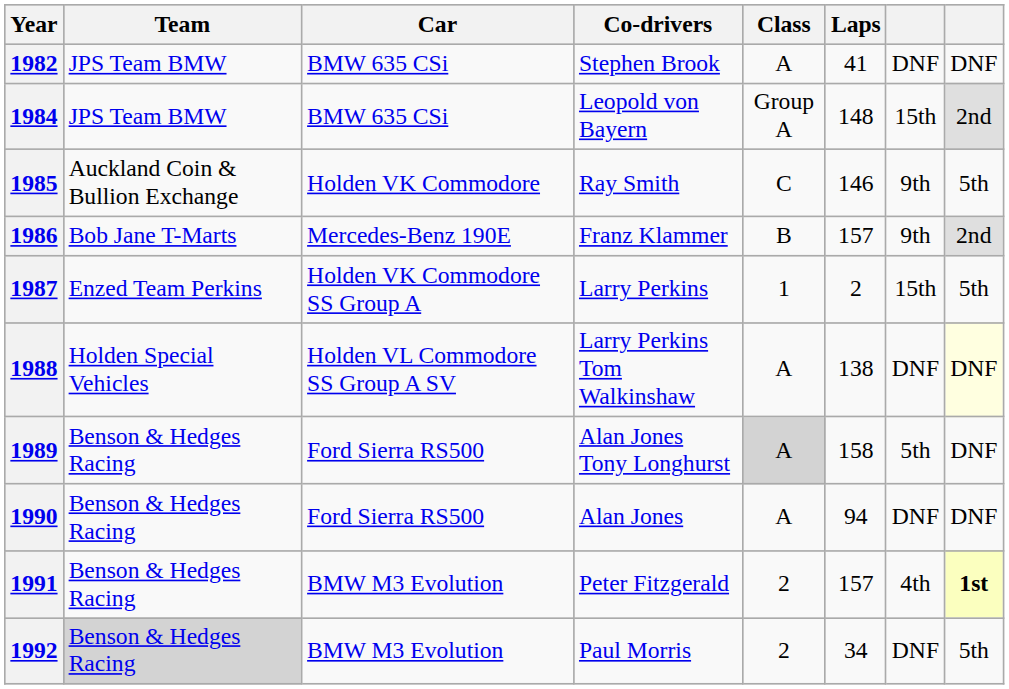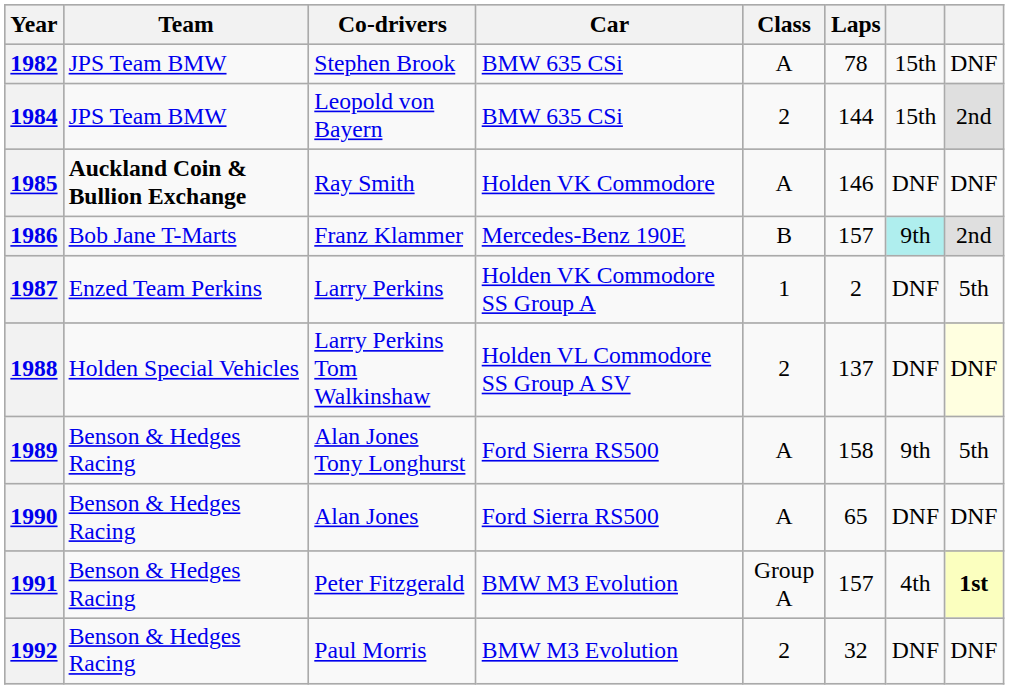columns swapped: (658, 24) <-> (437, 24)
(856, 63) 41 -> (856, 63) 78
(915, 63) DNF -> (915, 63) 15th
(784, 116) Group A -> (784, 116) 2
(856, 116) 148 -> (856, 116) 144
(154, 183) normal -> (158, 183) bold
(784, 183) C -> (784, 183) A
(915, 183) 9th -> (915, 183) DNF
(974, 183) 5th -> (974, 183) DNF
(915, 235) no background -> (915, 235) paleturquoise background
(915, 288) 15th -> (915, 288) DNF
(784, 369) A -> (784, 369) 2
(856, 369) 138 -> (856, 369) 137
(784, 450) lightgrey background -> (784, 450) no background
(915, 450) 5th -> (915, 450) 9th
(974, 450) DNF -> (974, 450) 5th
(856, 517) 94 -> (856, 517) 65
(784, 584) 2 -> (784, 584) Group A
(154, 650) lightgrey background -> (154, 650) no background
(856, 650) 34 -> (856, 650) 32
(974, 650) 5th -> (974, 650) DNF
